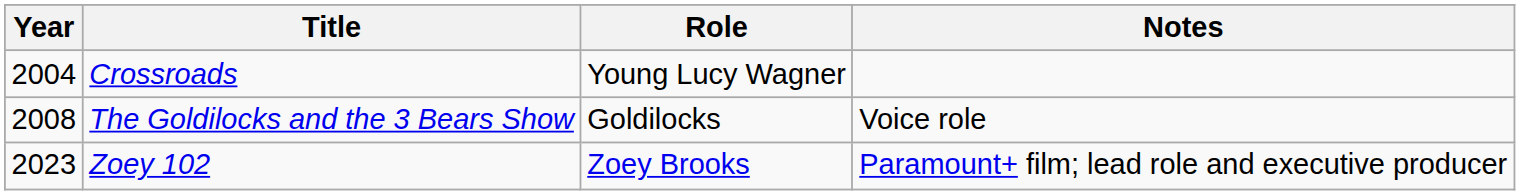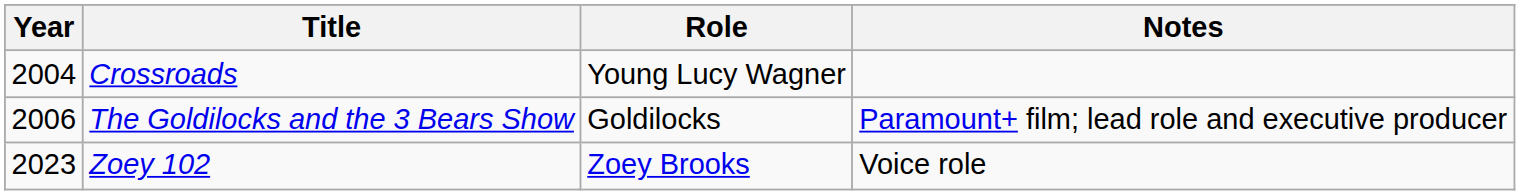(44, 119) 2008 -> (44, 119) 2006
(923, 119) Voice role -> (1183, 119) Paramount+ film; lead role and executive producer
(1183, 165) Paramount+ film; lead role and executive producer -> (923, 165) Voice role
